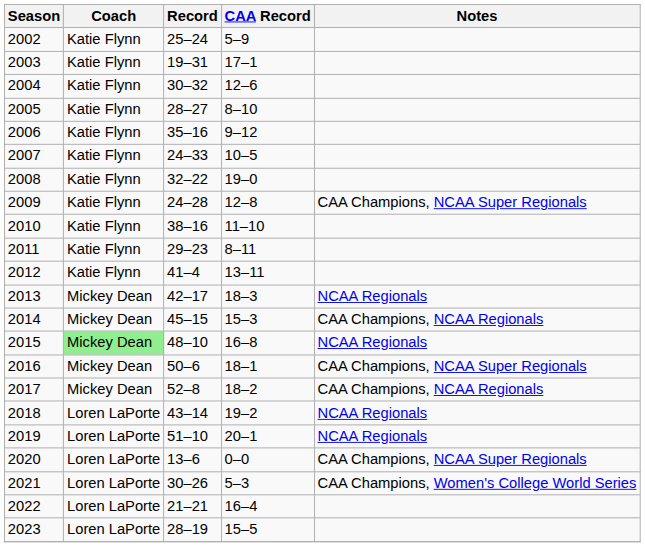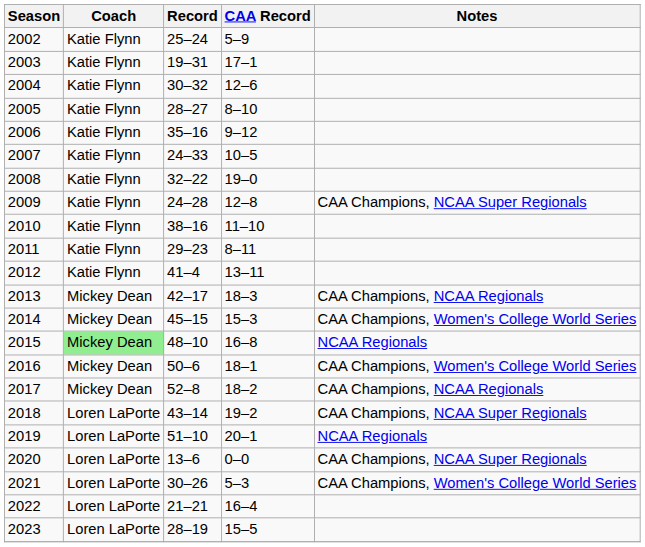(372, 296) NCAA Regionals -> (430, 296) CAA Champions, NCAA Regionals
(430, 319) CAA Champions, NCAA Regionals -> (477, 319) CAA Champions, Women's College World Series
(452, 366) CAA Champions, NCAA Super Regionals -> (477, 366) CAA Champions, Women's College World Series
(372, 413) NCAA Regionals -> (452, 413) CAA Champions, NCAA Super Regionals
